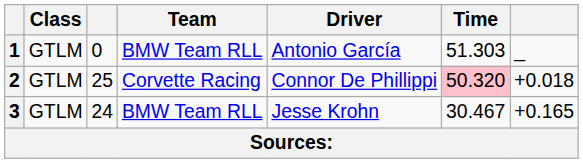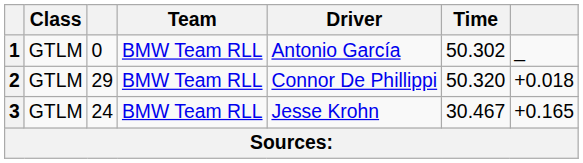(476, 50) 51.303 -> (476, 50) 50.302
(102, 81) 25 -> (102, 81) 29
(191, 81) Corvette Racing -> (192, 81) BMW Team RLL
(476, 81) pink background -> (476, 81) no background
